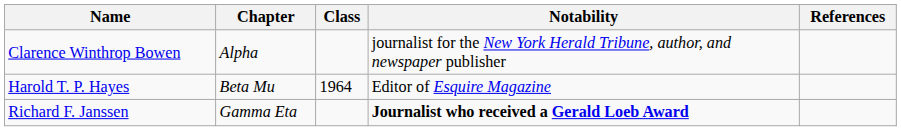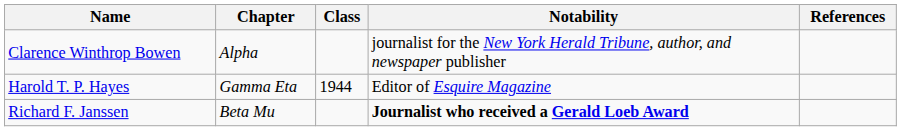(247, 86) Beta Mu -> (258, 86) Gamma Eta
(336, 86) 1964 -> (336, 86) 1944
(258, 112) Gamma Eta -> (247, 112) Beta Mu
